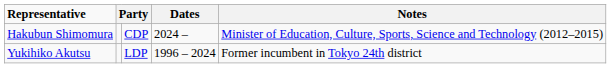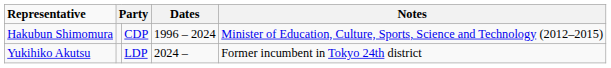(171, 33) 2024 – -> (185, 33) 1996 – 2024
(185, 53) 1996 – 2024 -> (171, 53) 2024 –
